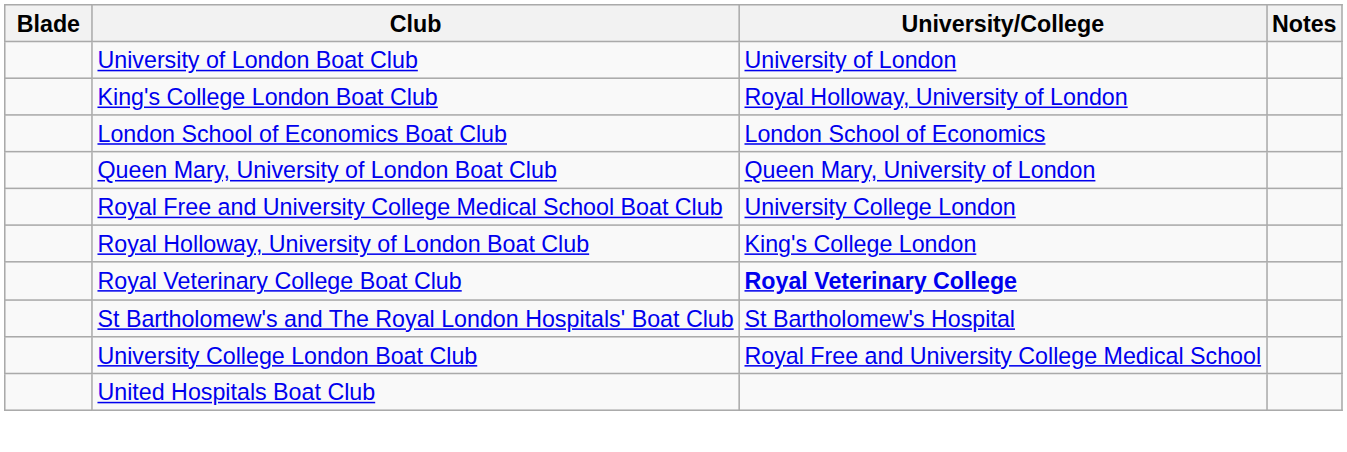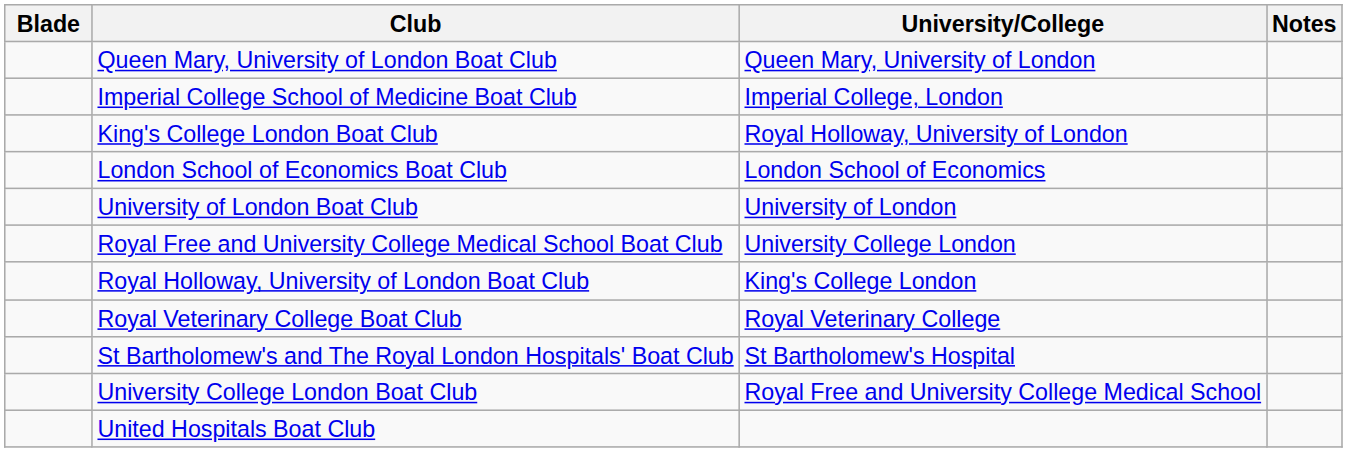rows swapped: (258, 60) <-> (327, 171)
+ row: (337, 97)
(881, 281) bold -> (872, 318) normal
